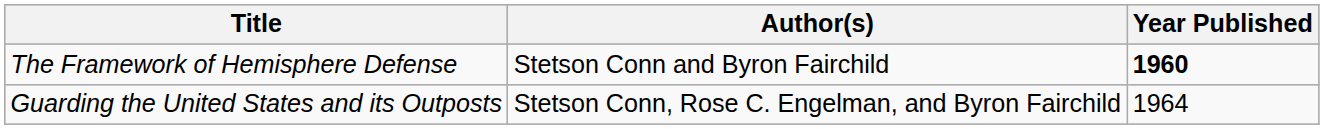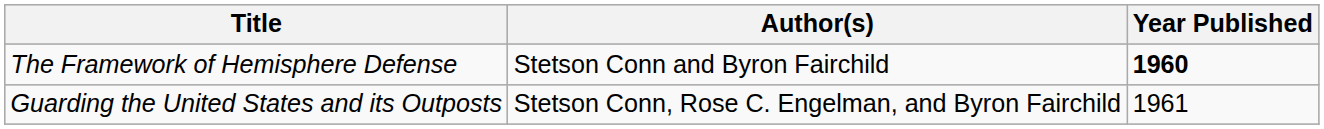(1161, 104) 1964 -> (1161, 104) 1961
